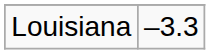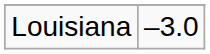(171, 26) –3.3 -> (171, 26) –3.0
